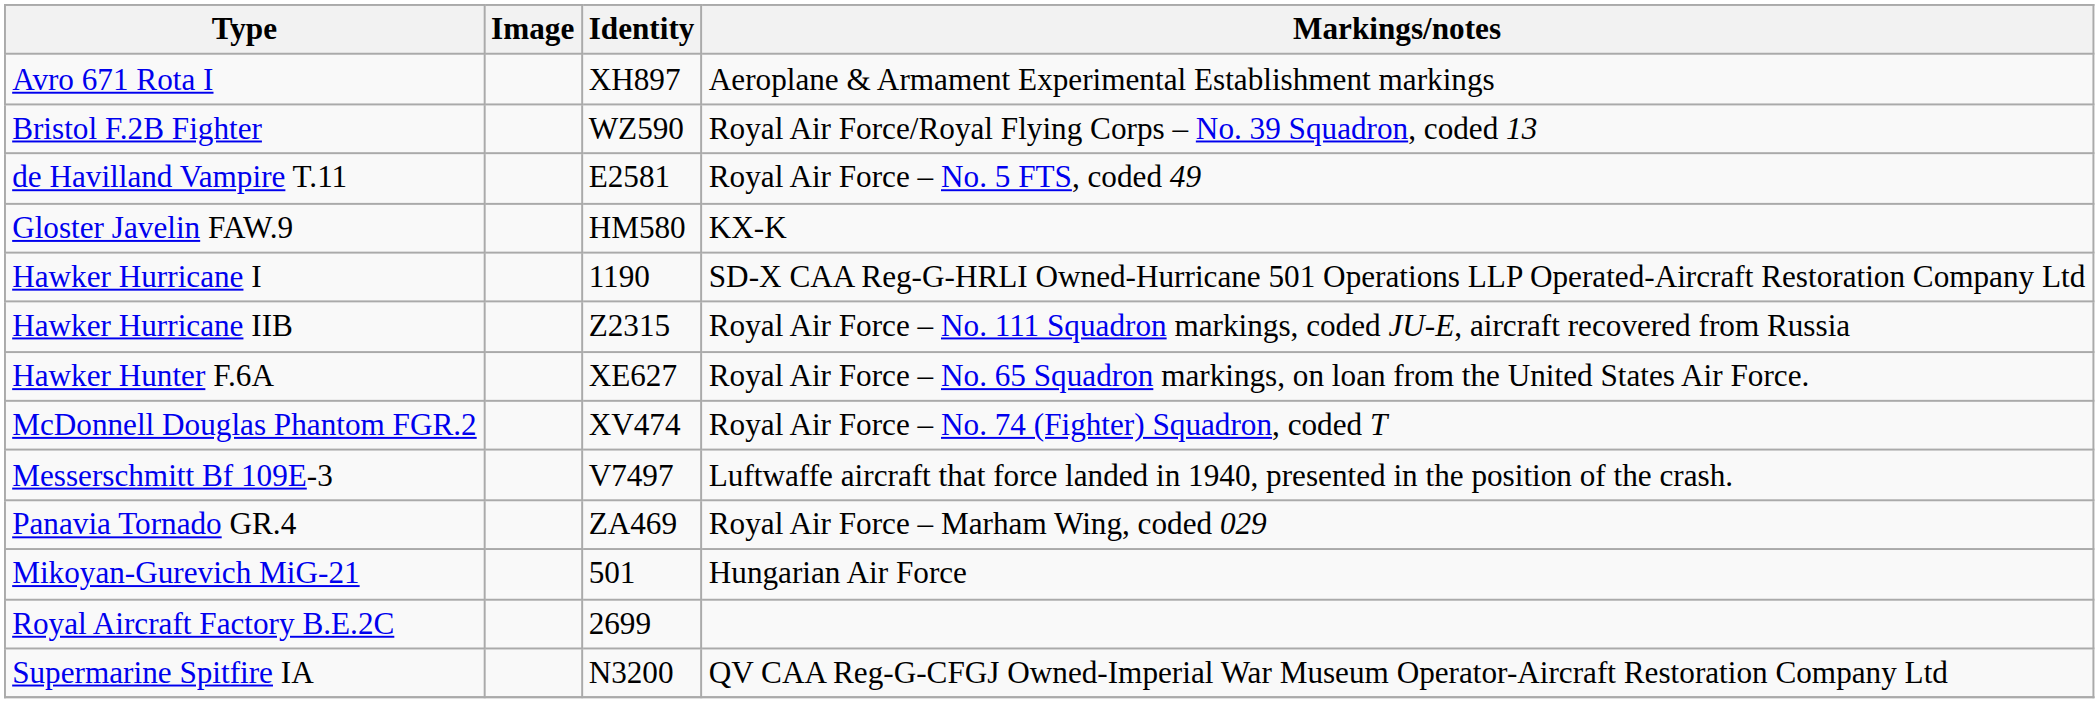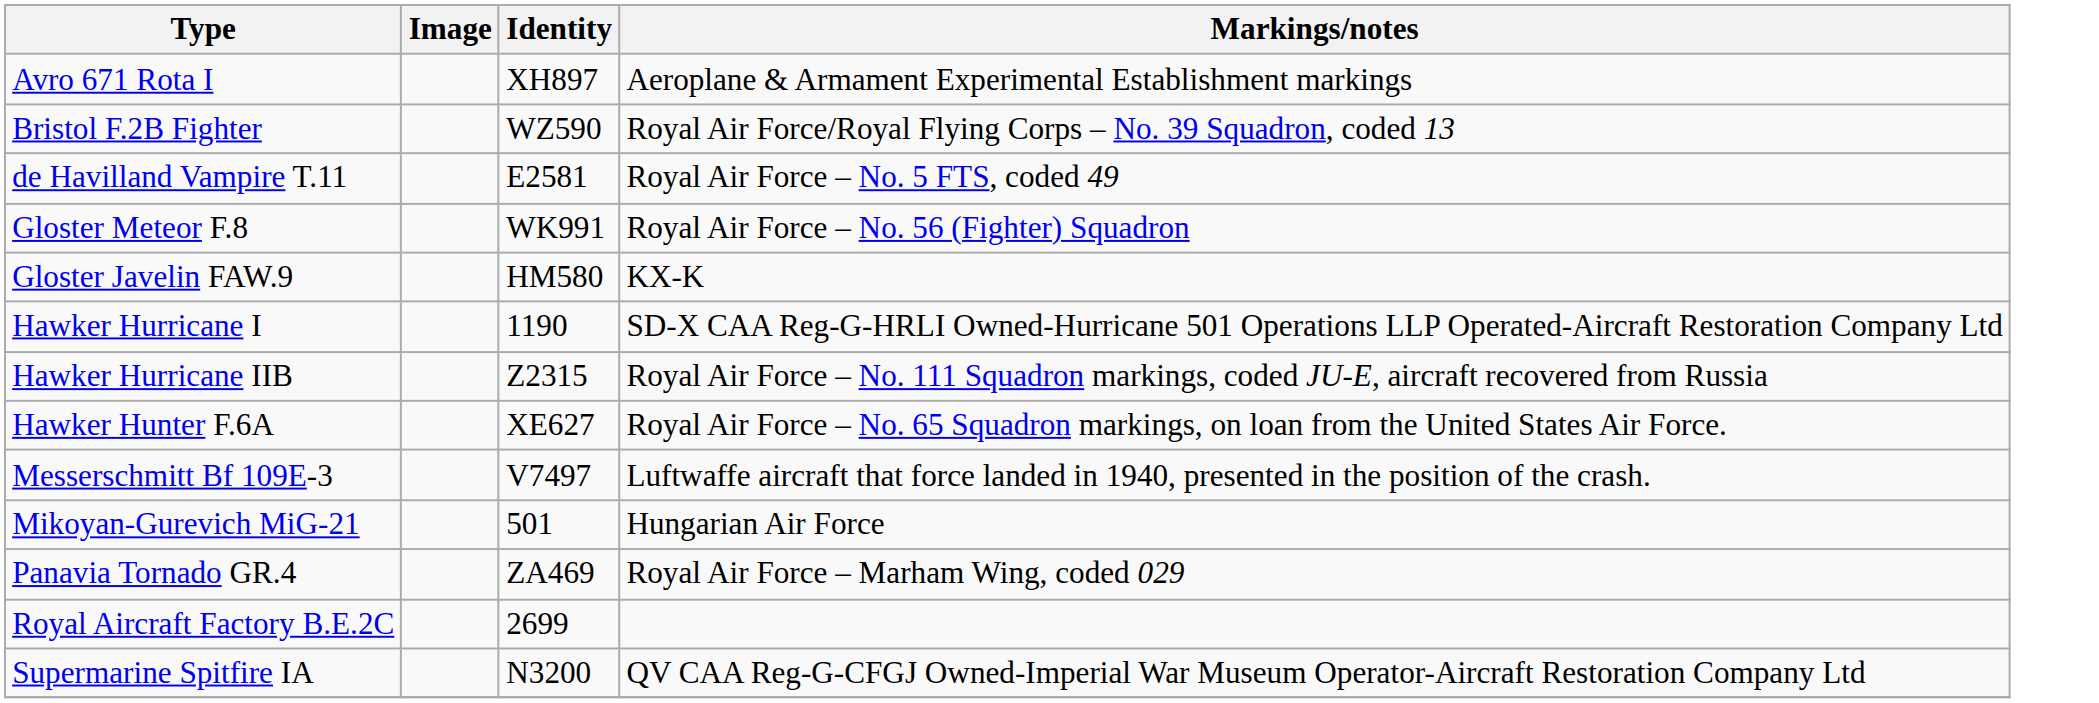+ row: (130, 227)
- row: (244, 425)
rows swapped: (186, 573) <-> (154, 524)
